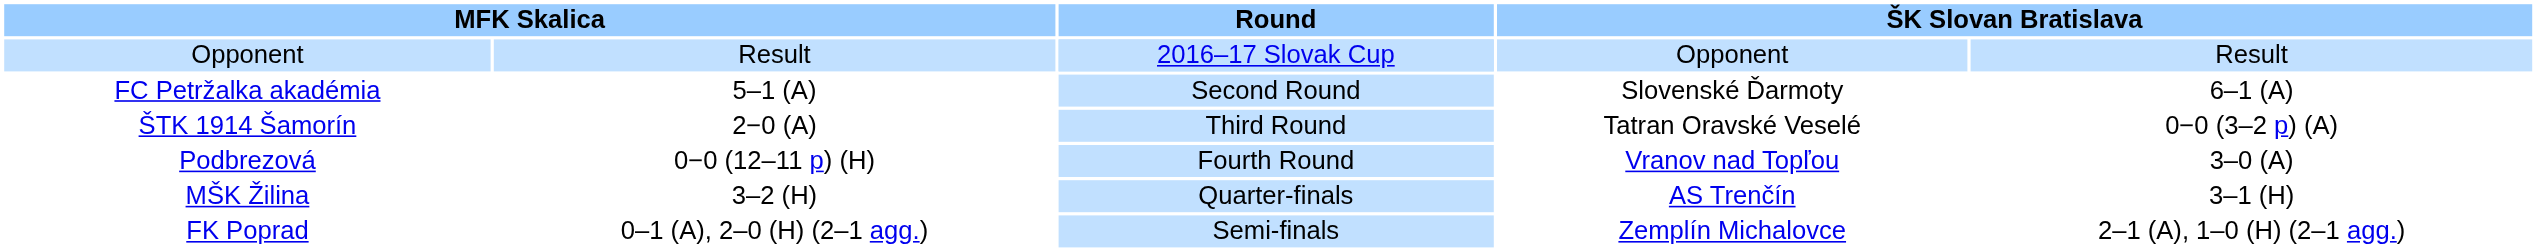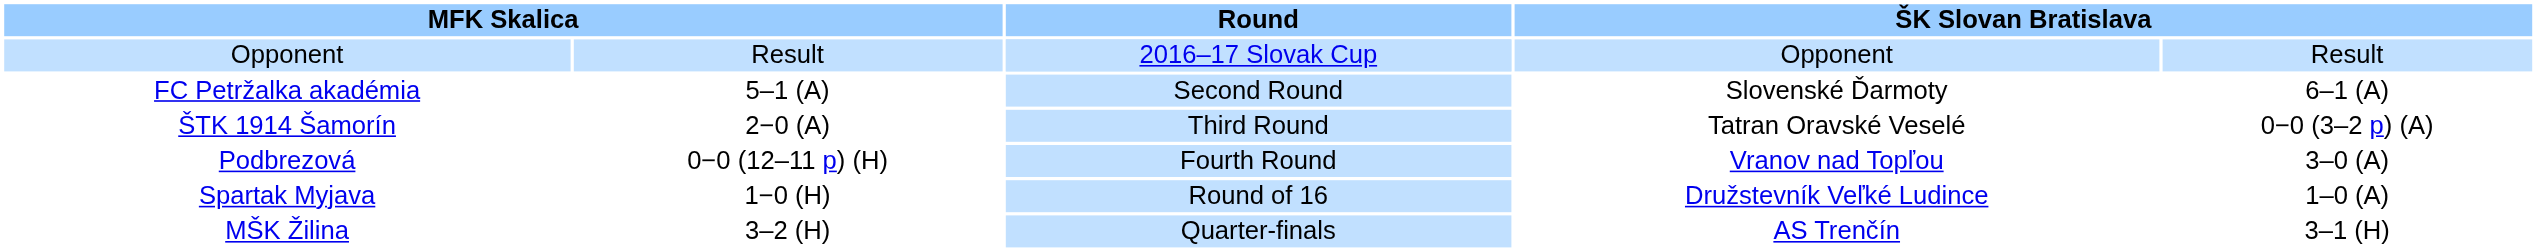+ row: (287, 195)
- row: (247, 231)
